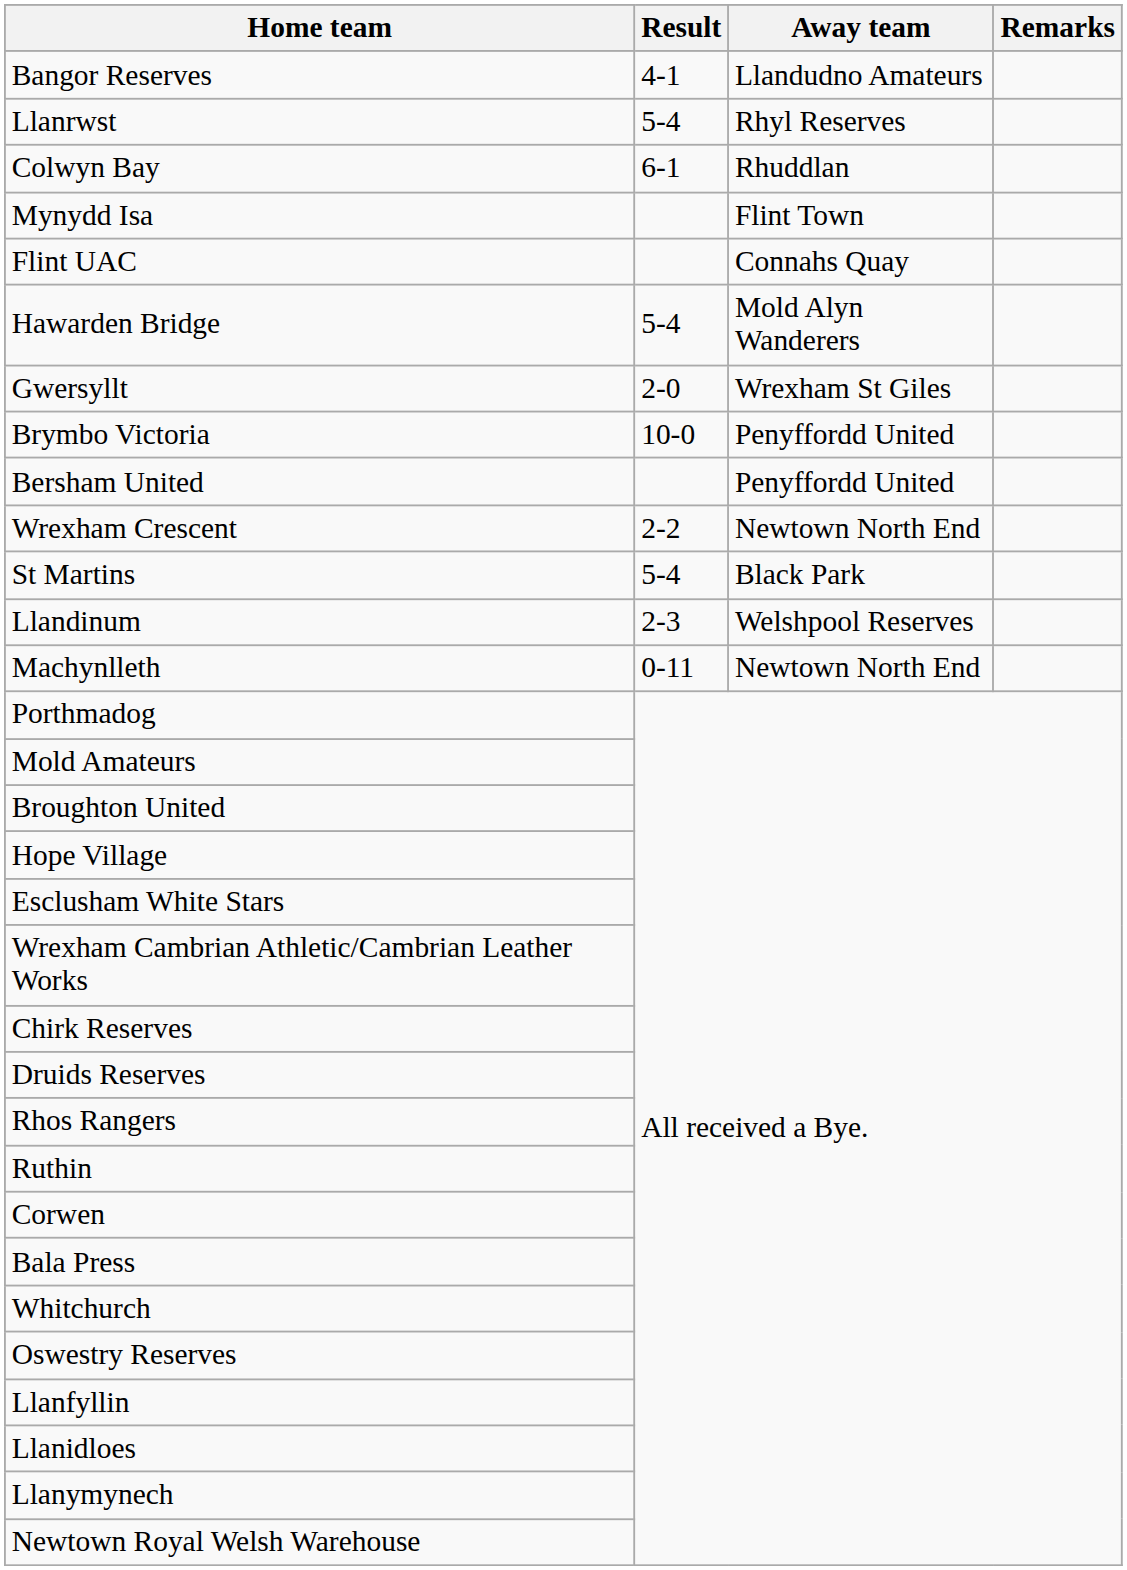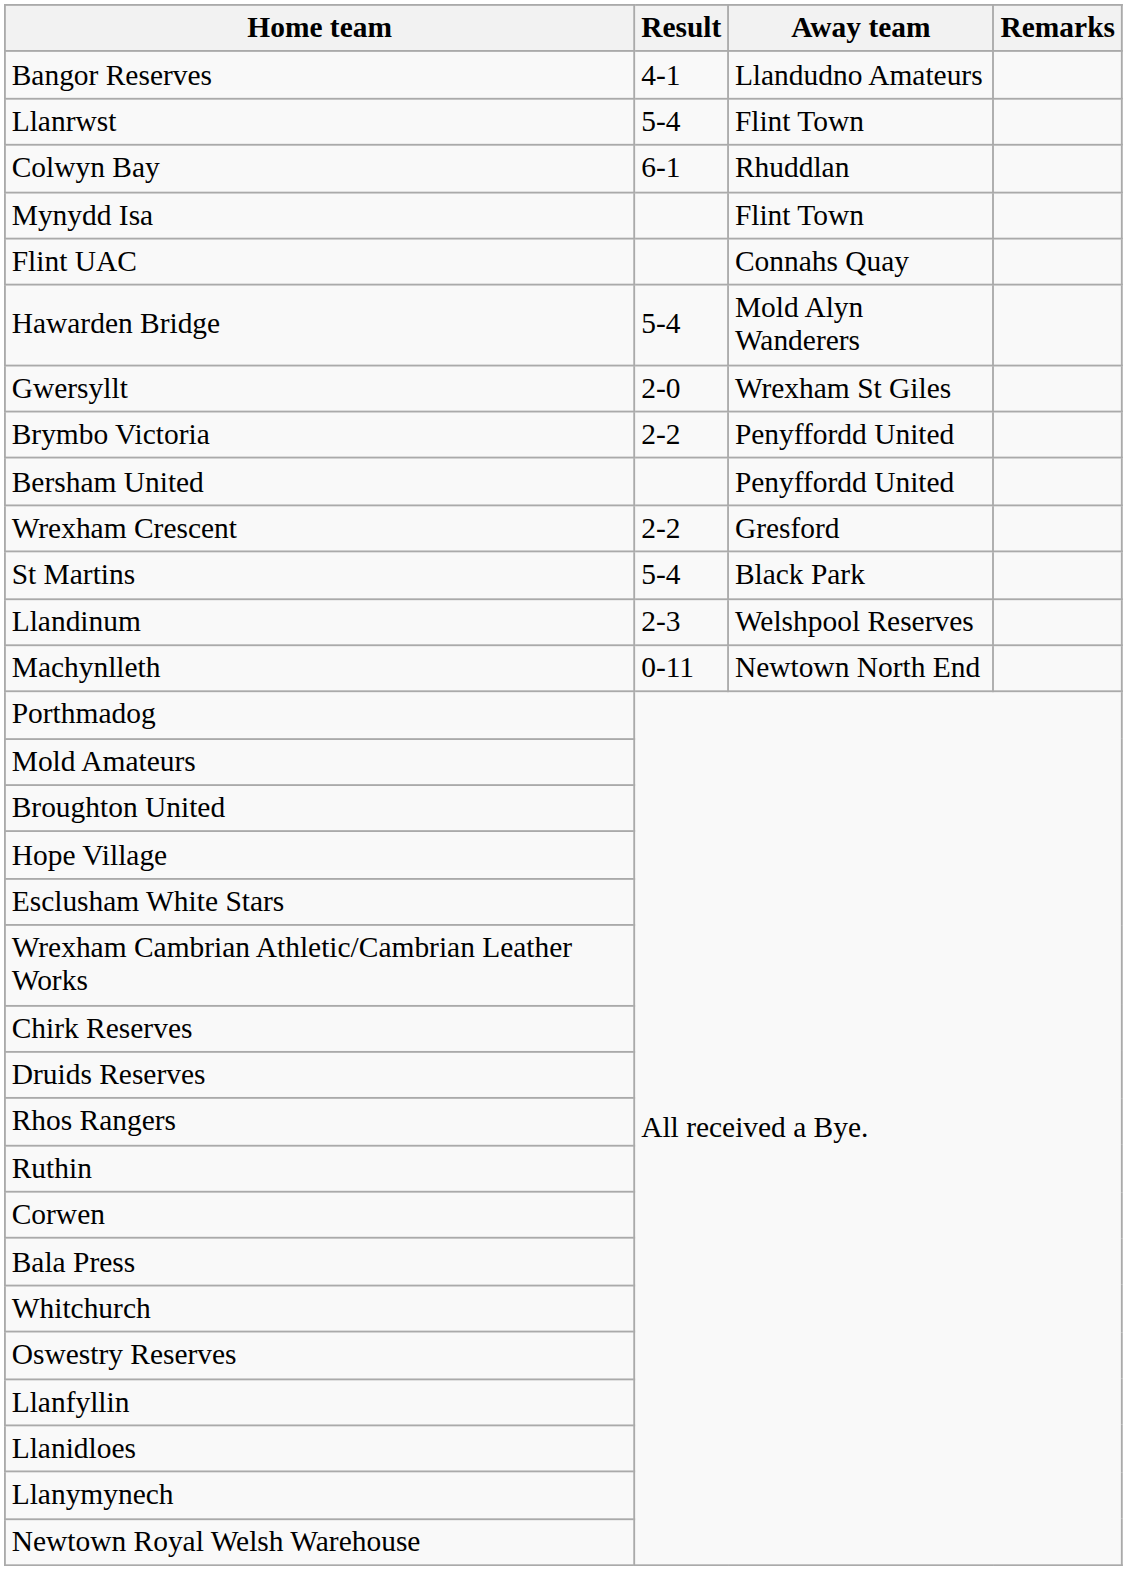(820, 121) Rhyl Reserves -> (799, 121) Flint Town
(668, 434) 10-0 -> (661, 434) 2-2
(858, 527) Newtown North End -> (787, 527) Gresford
